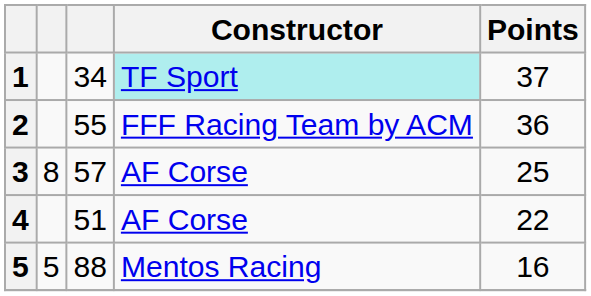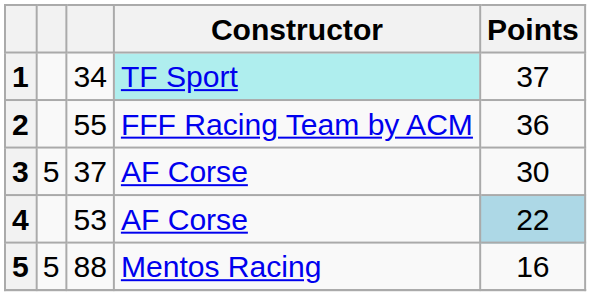(51, 172) 8 -> (51, 172) 5
(90, 172) 57 -> (90, 172) 37
(533, 172) 25 -> (533, 172) 30
(90, 220) 51 -> (90, 220) 53
(533, 220) no background -> (533, 220) lightblue background
